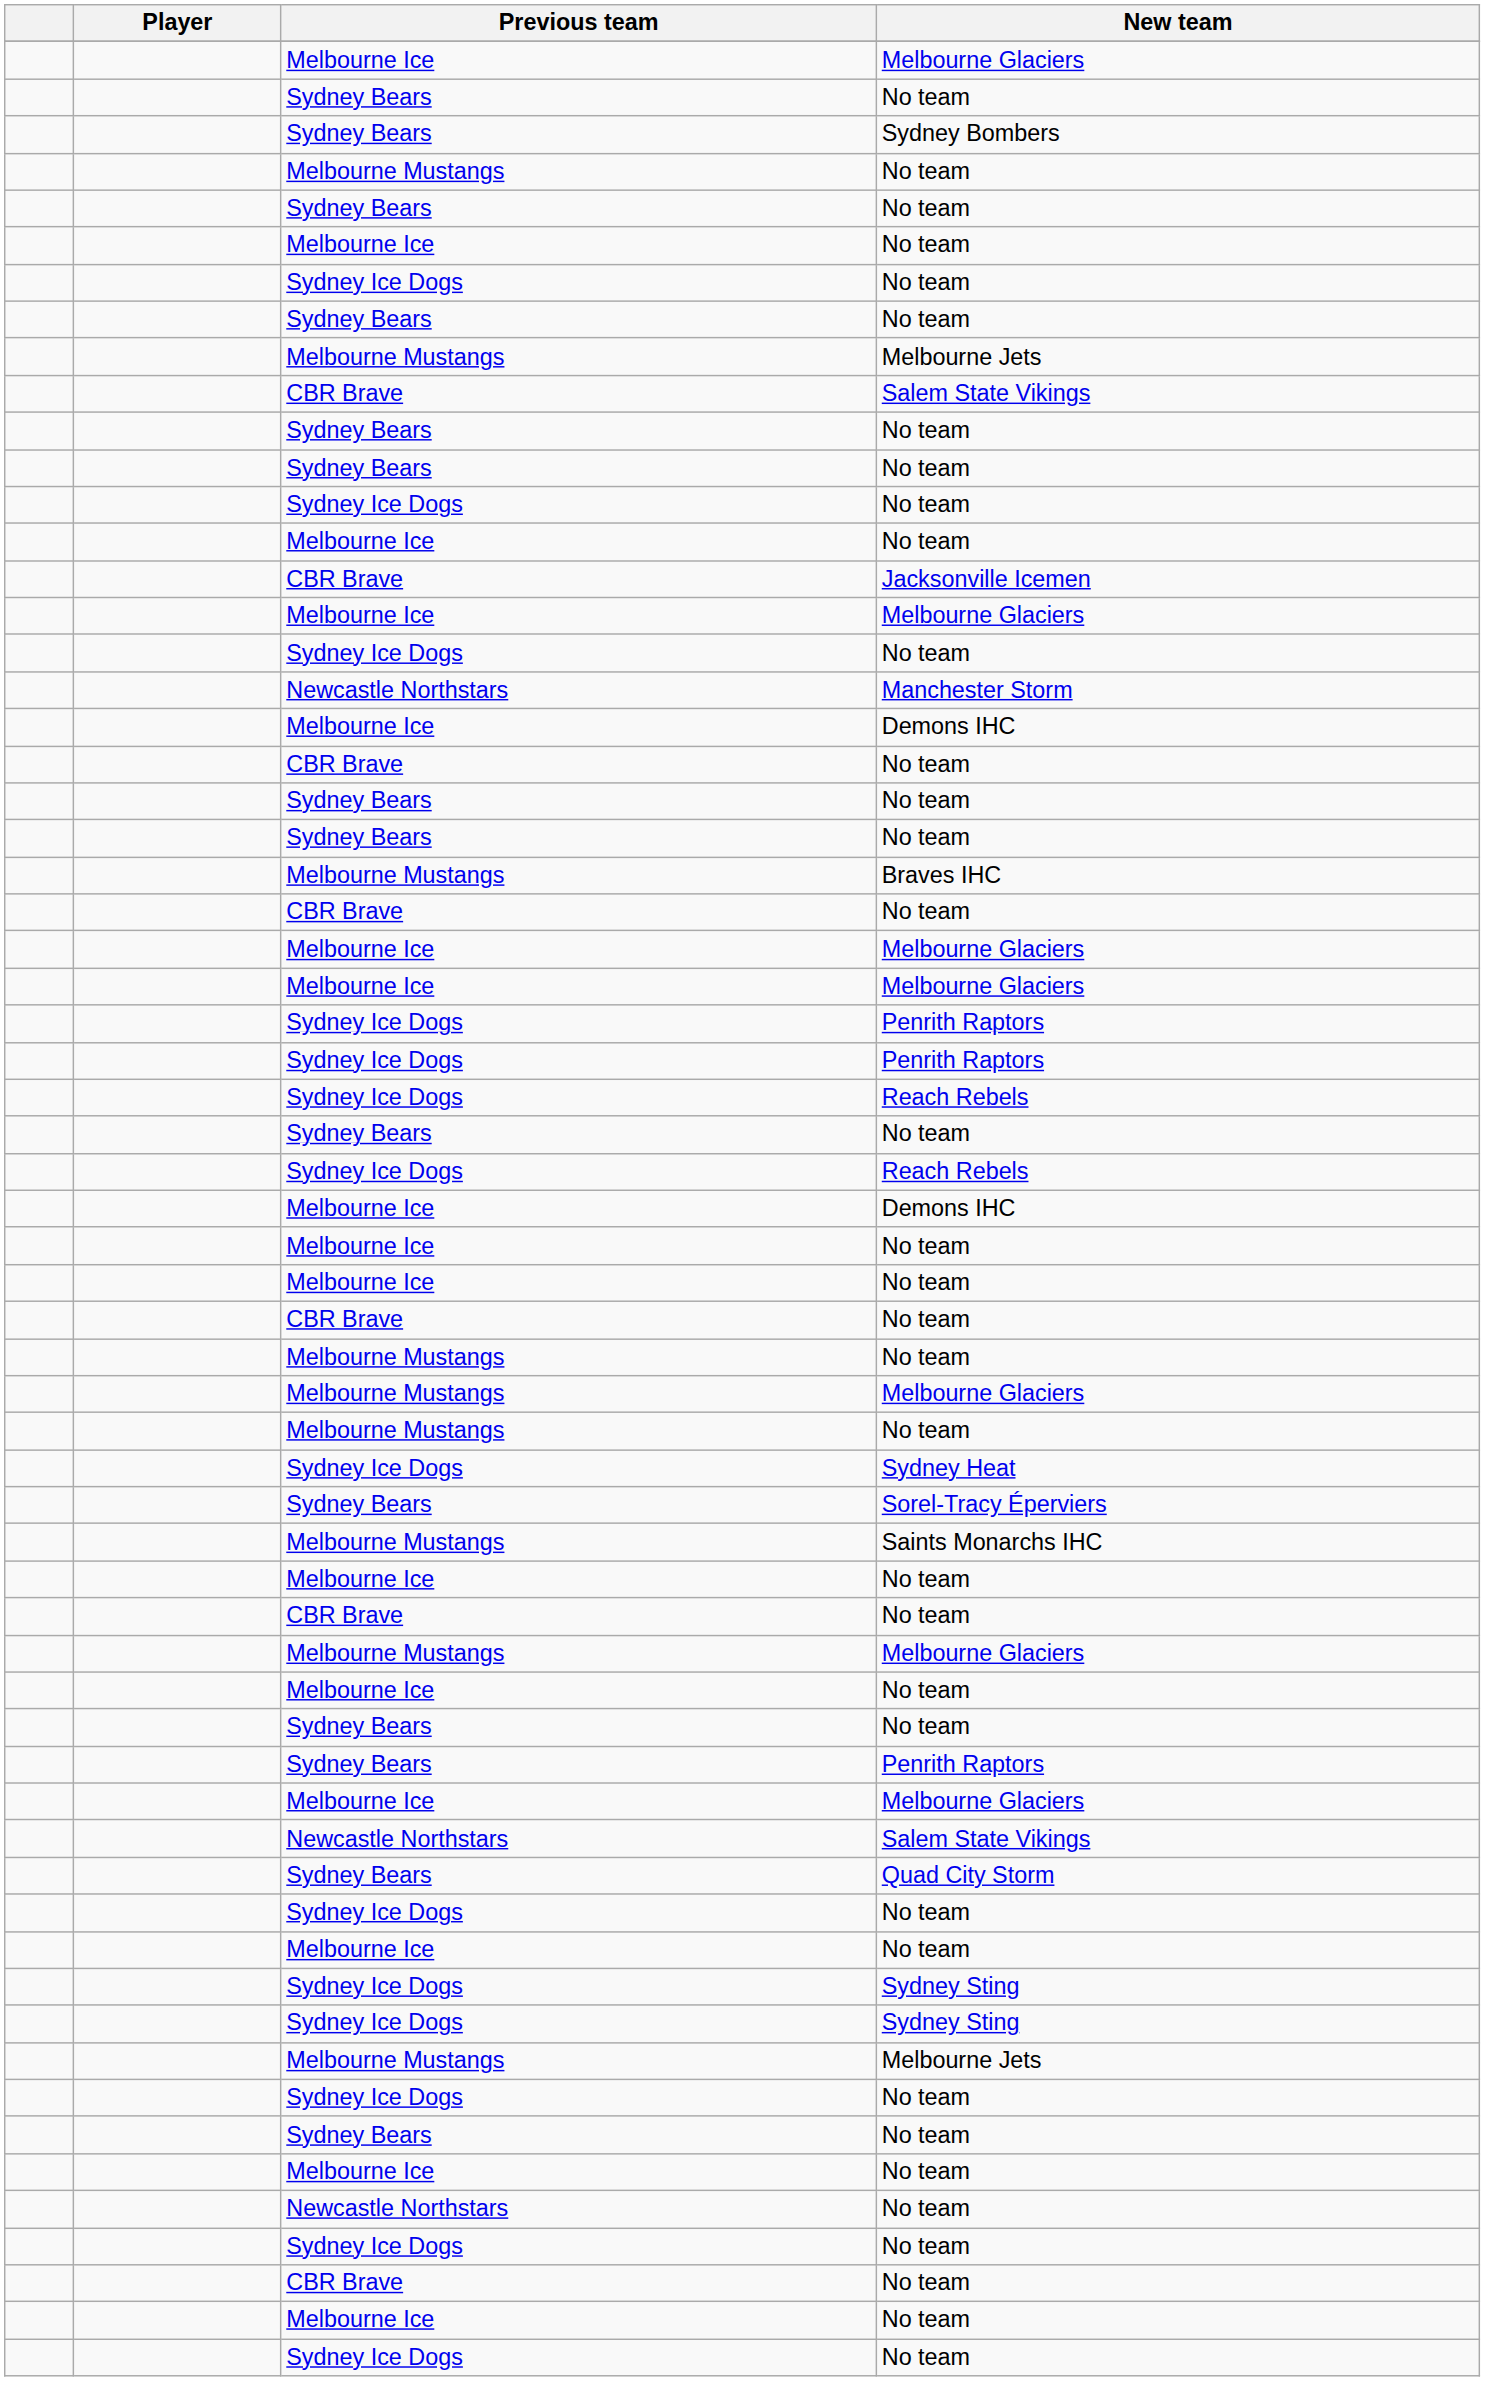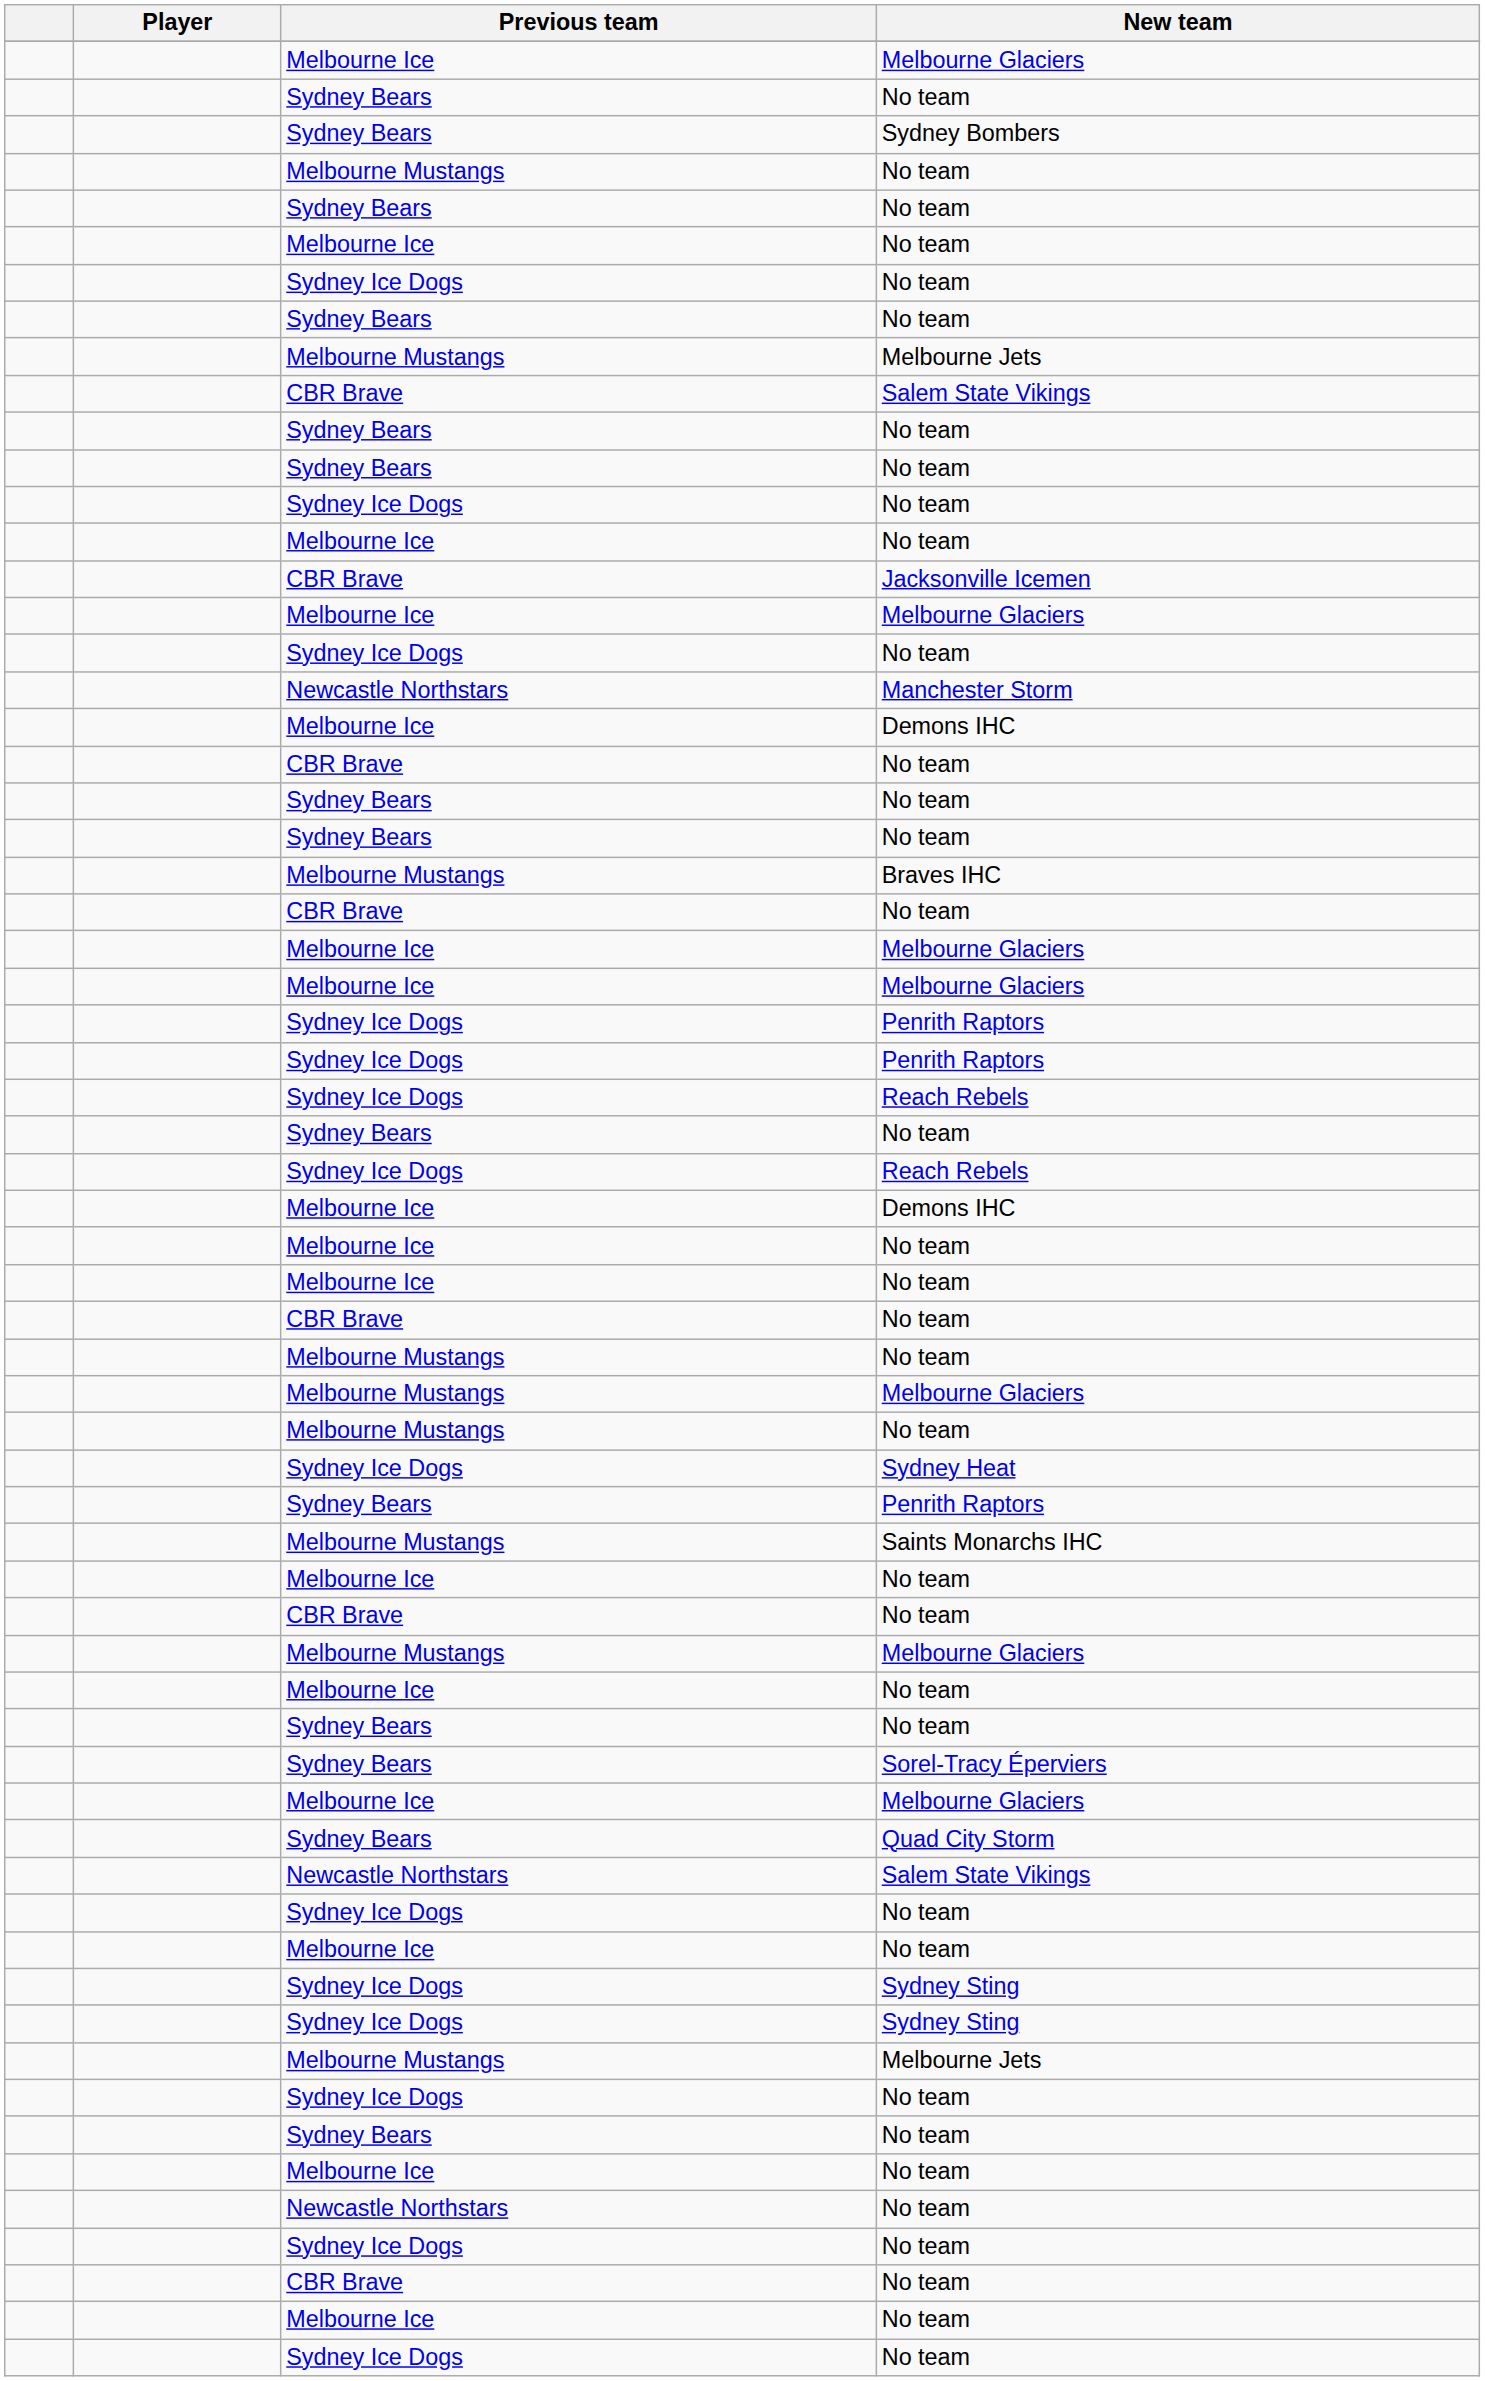rows swapped: (359, 1764) <-> (359, 1504)
rows swapped: (397, 1838) <-> (359, 1875)
